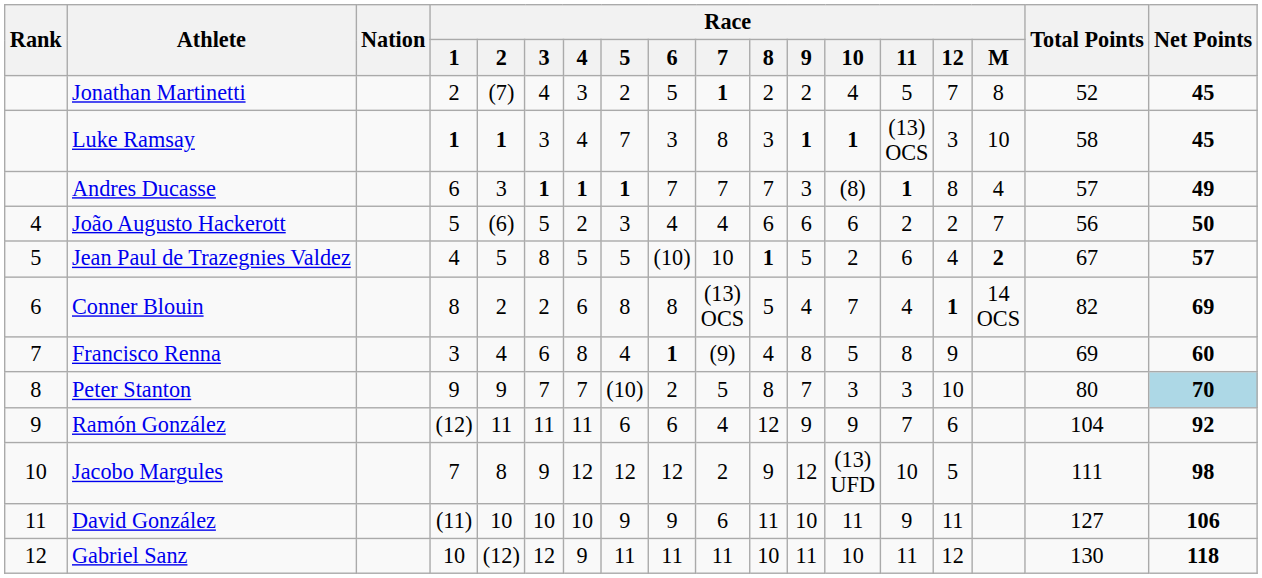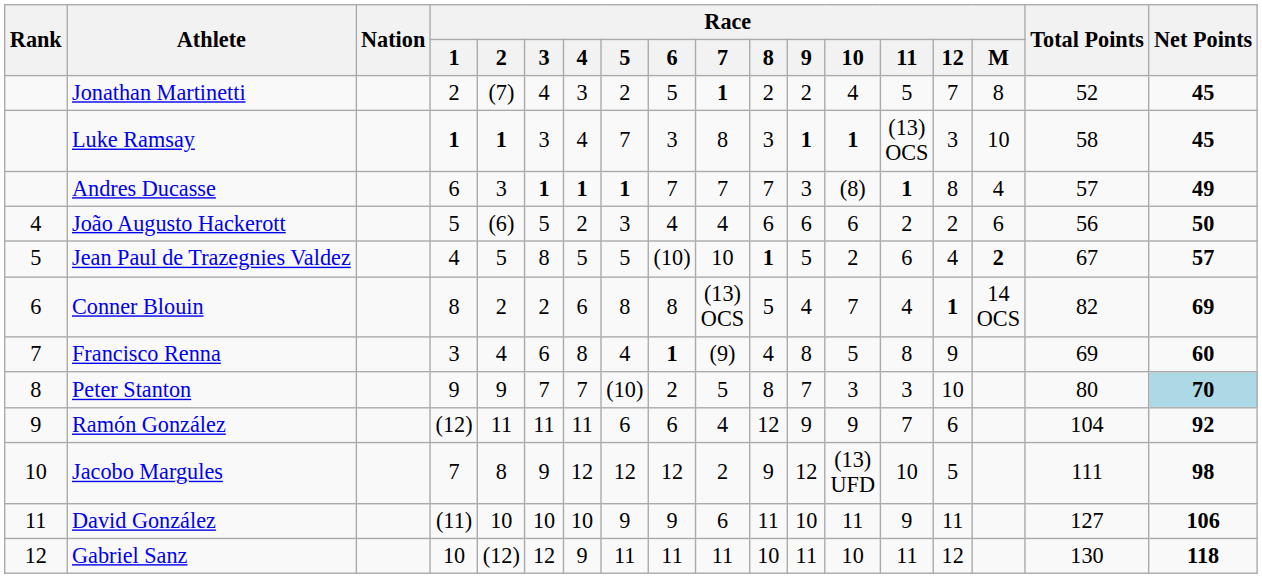(998, 223) 7 -> (998, 223) 6
